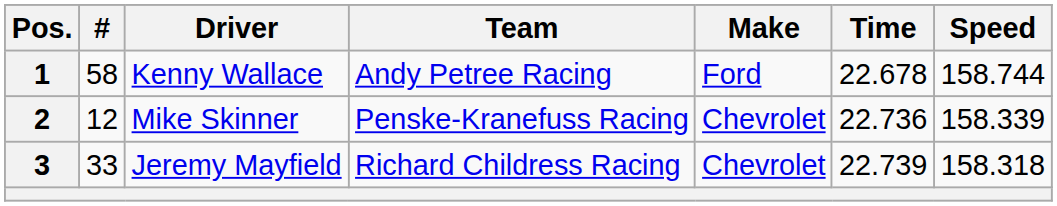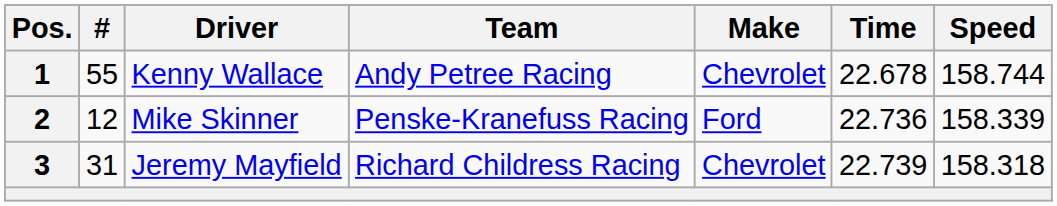(102, 74) 58 -> (102, 74) 55
(732, 74) Ford -> (764, 74) Chevrolet
(764, 119) Chevrolet -> (732, 119) Ford
(102, 165) 33 -> (102, 165) 31
